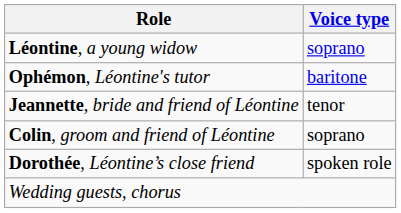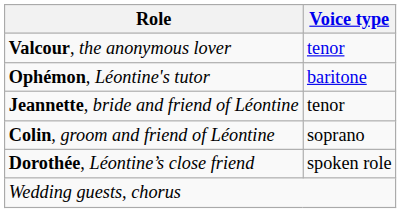- row: (103, 47)
+ row: (120, 47)
